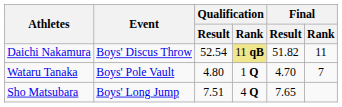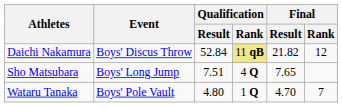(214, 53) 52.54 -> (214, 53) 52.84
(285, 53) 51.82 -> (285, 53) 21.82
(321, 53) 11 -> (321, 53) 12
rows swapped: (43, 92) <-> (42, 73)
